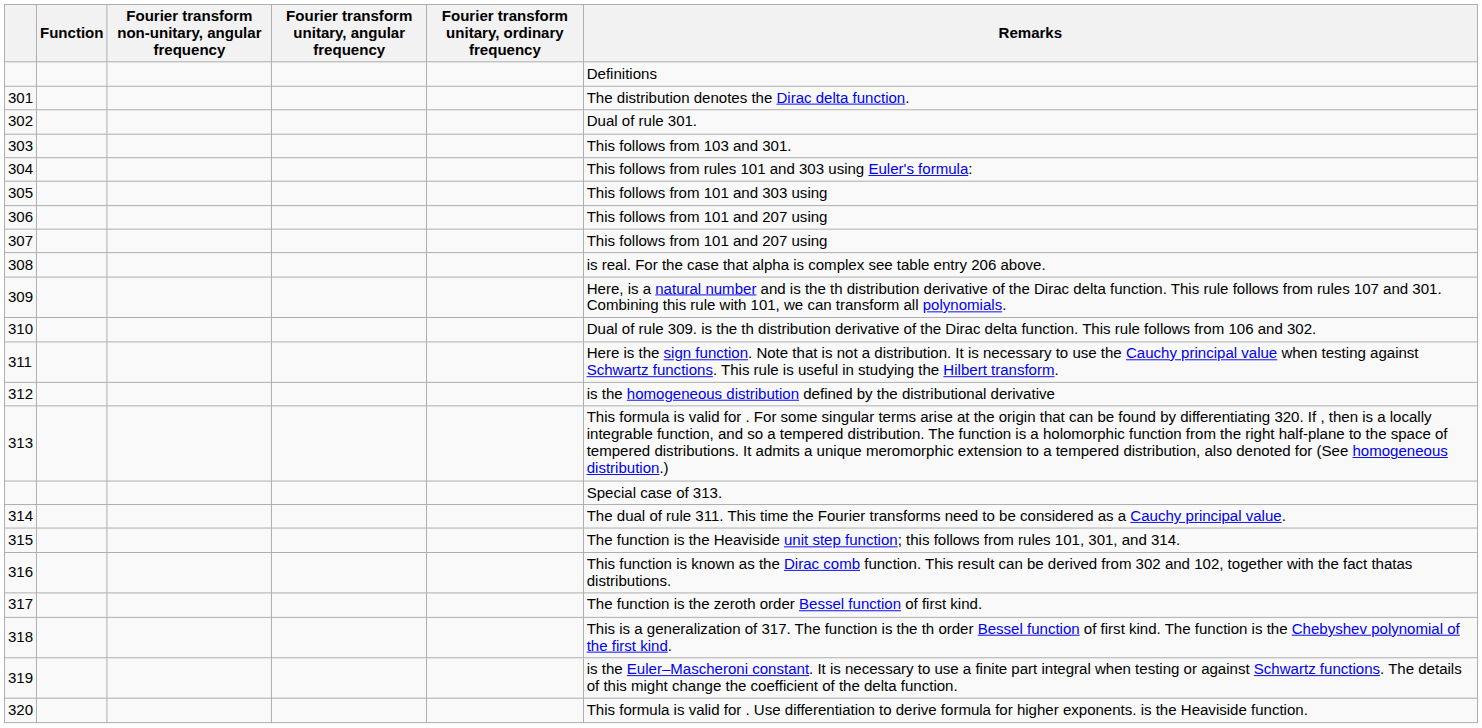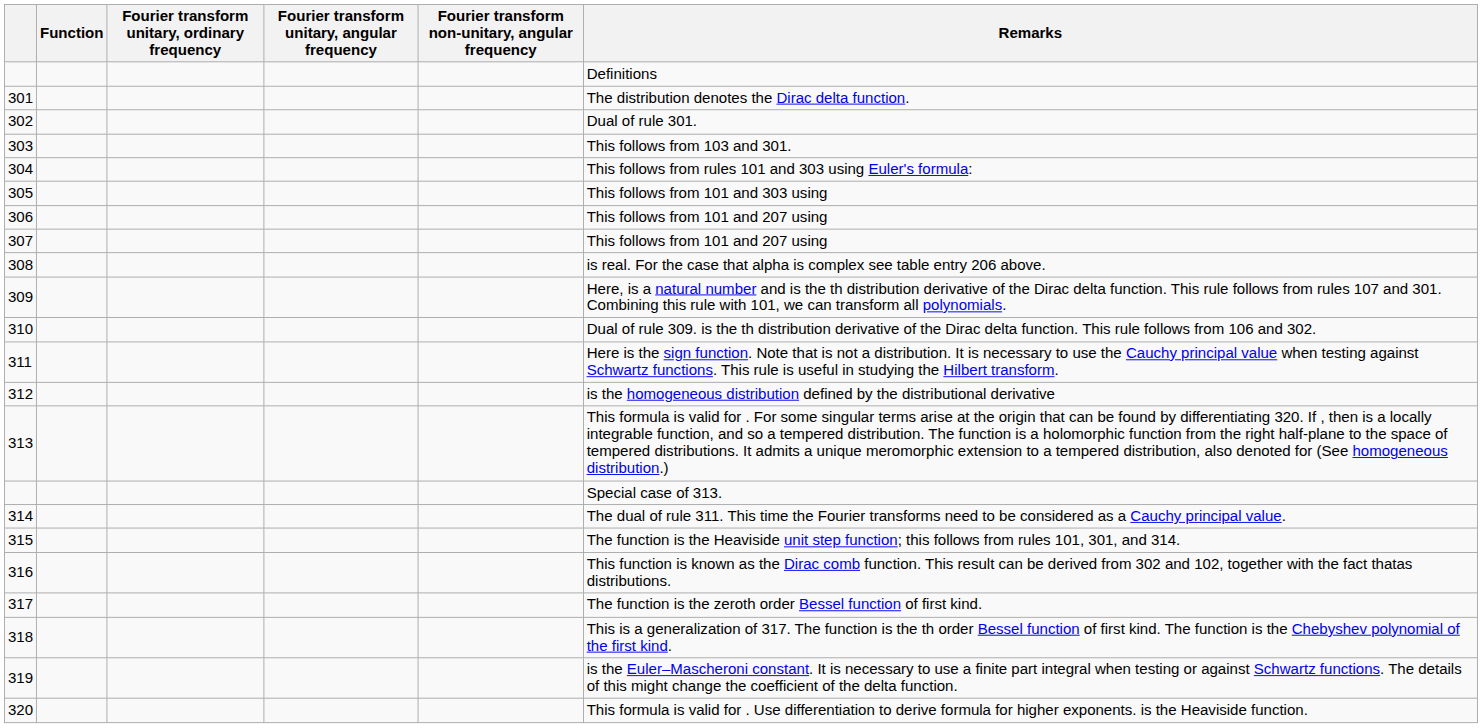columns swapped: (505, 33) <-> (189, 33)
